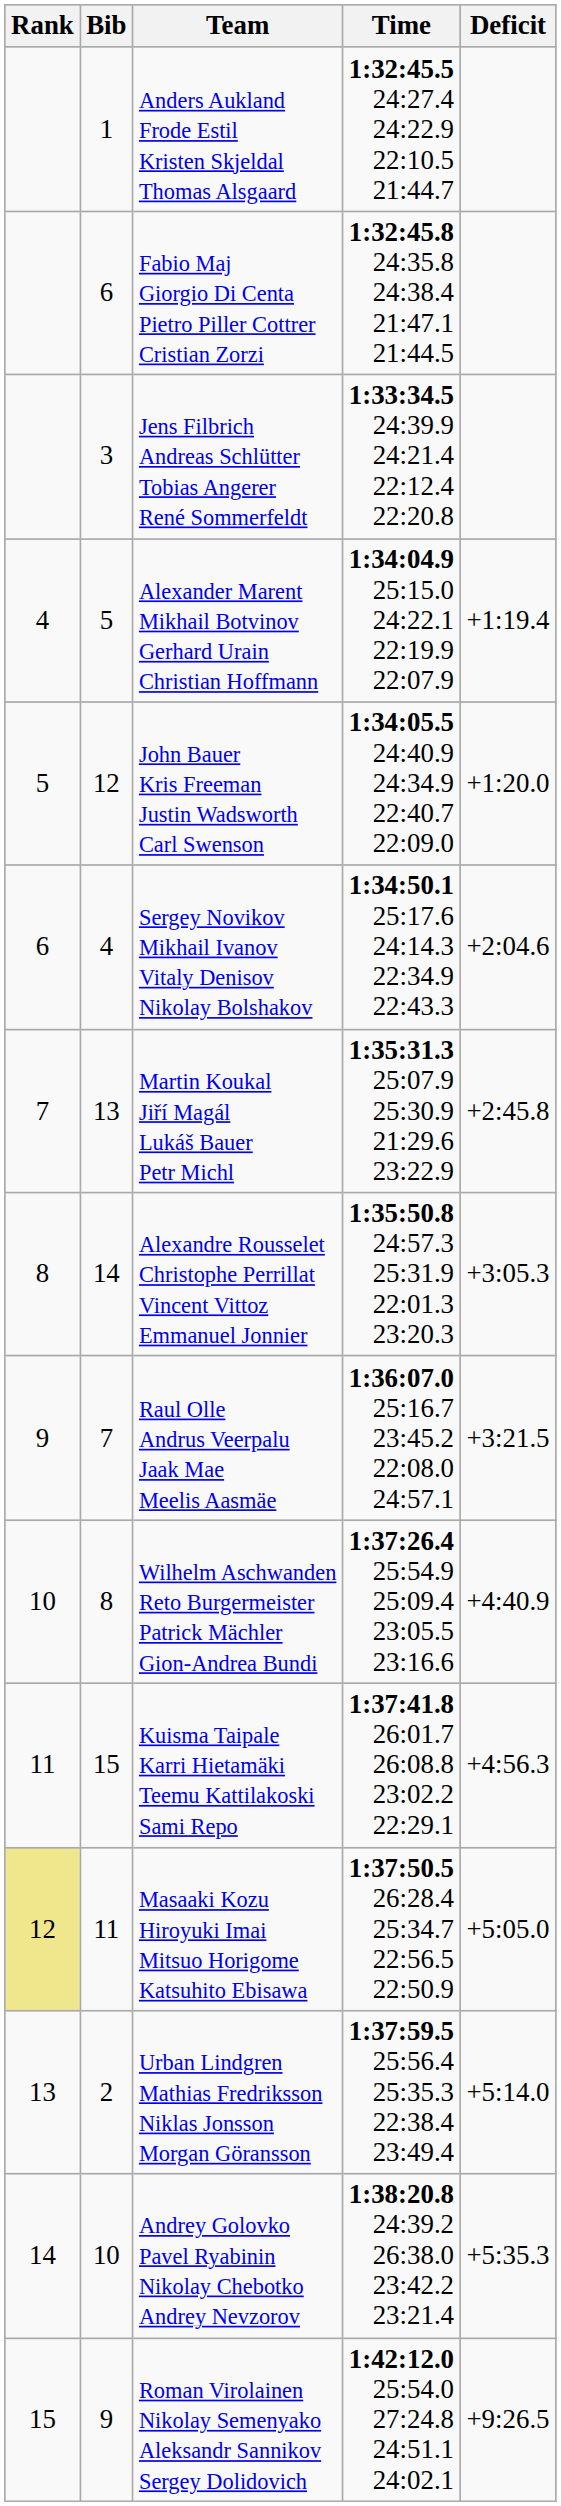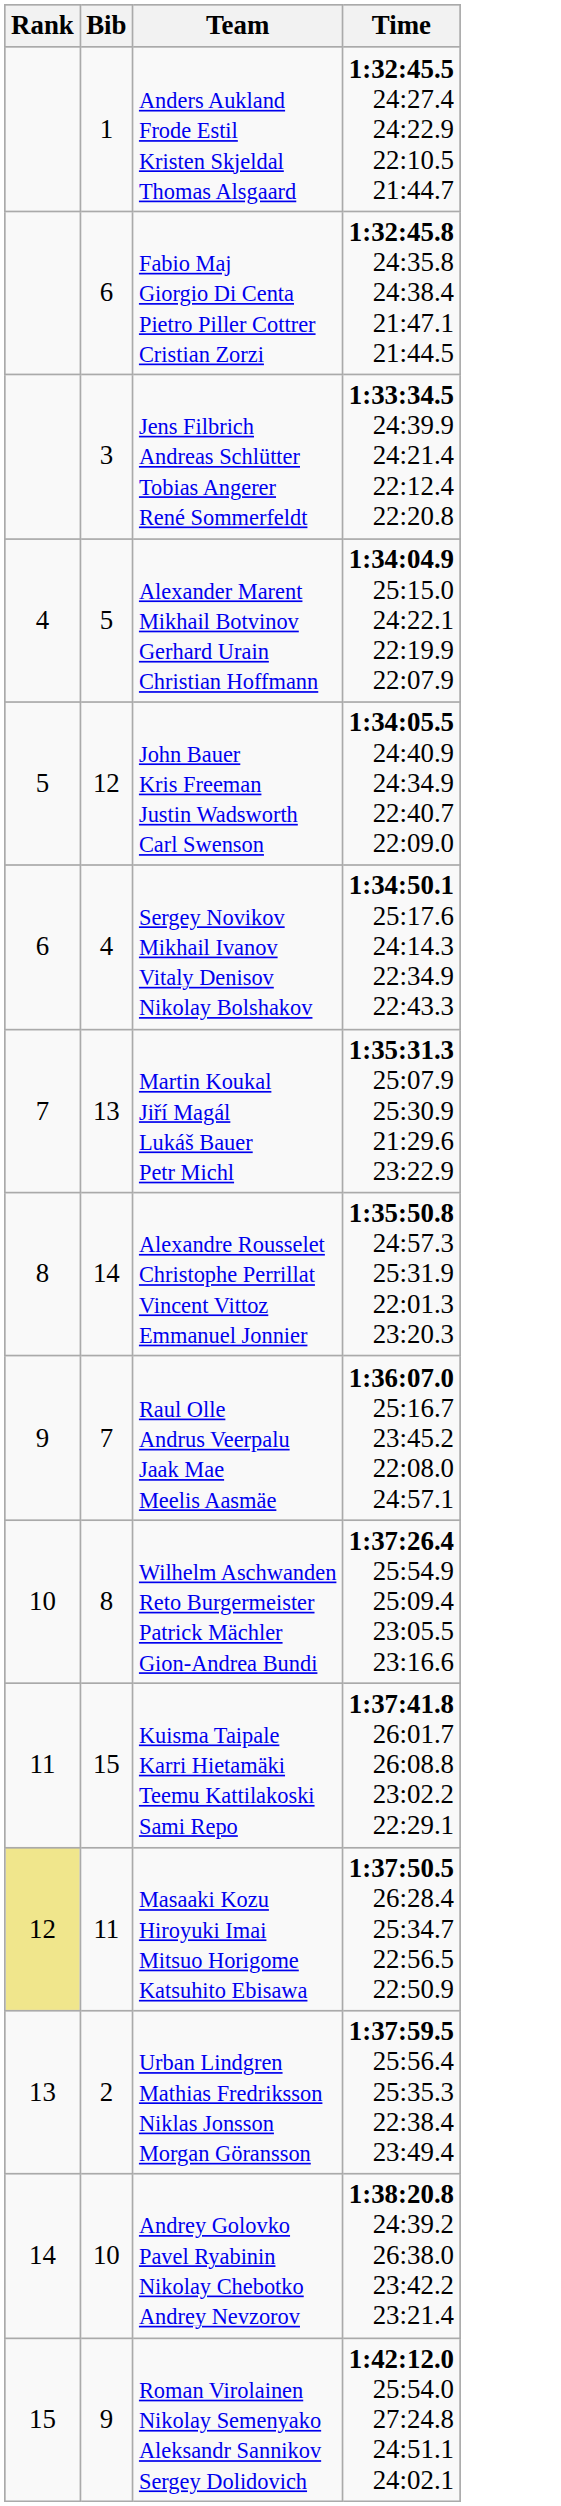- column: (508, 25)
